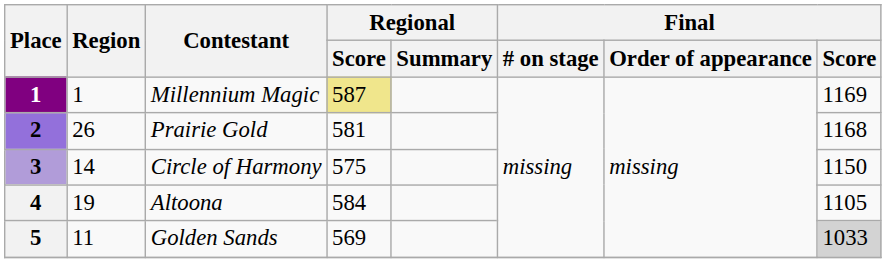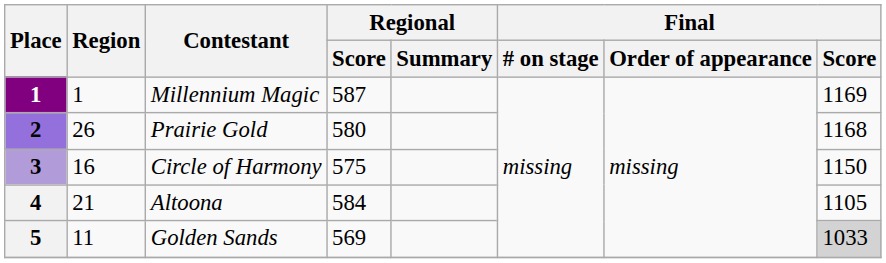(349, 94) khaki background -> (349, 94) no background
(349, 130) 581 -> (349, 130) 580
(83, 166) 14 -> (83, 166) 16
(83, 202) 19 -> (83, 202) 21
